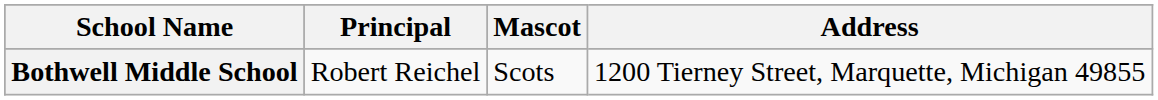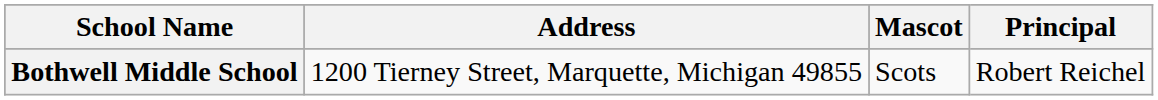columns swapped: (396, 26) <-> (870, 26)
